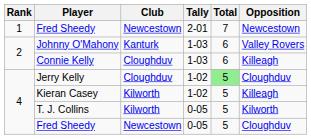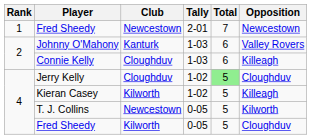(142, 110) Kilworth -> (152, 110) Newcestown
(152, 126) Newcestown -> (142, 126) Kilworth
